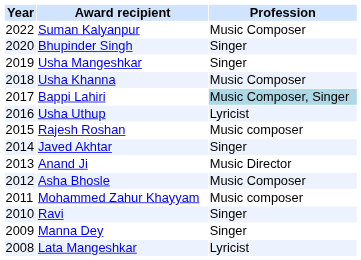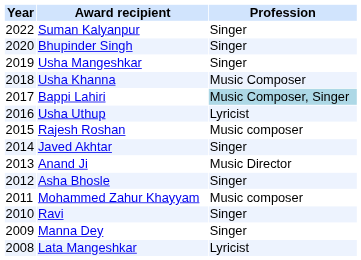(258, 29) Music Composer -> (228, 29) Singer
(258, 180) Music Composer -> (228, 180) Singer
